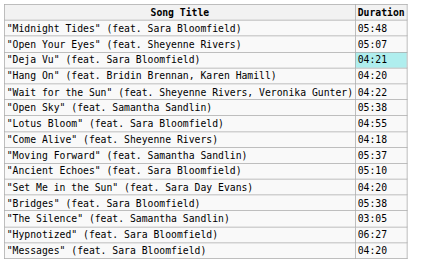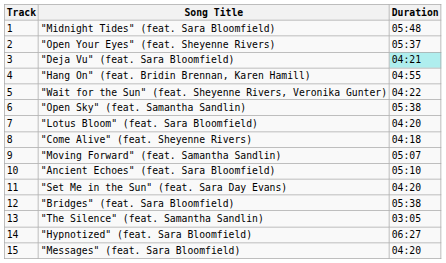+ column: (21, 12)
(372, 44) 05:07 -> (406, 44) 05:37
(372, 76) 04:20 -> (406, 76) 04:55
(372, 124) 04:55 -> (406, 124) 04:20
(372, 155) 05:37 -> (406, 155) 05:07
